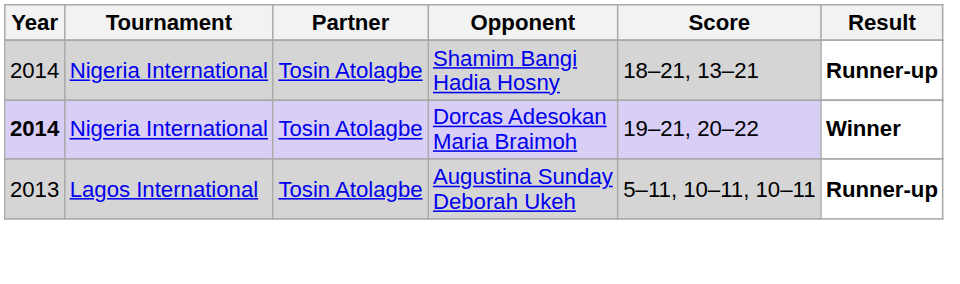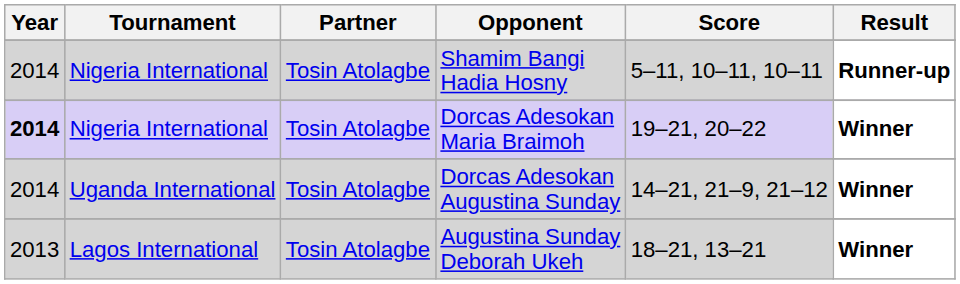(691, 70) 18–21, 13–21 -> (727, 70) 5–11, 10–11, 10–11
+ row: (530, 189)
(719, 189) 5–11, 10–11, 10–11 -> (698, 249) 18–21, 13–21
(882, 189) Runner-up -> (876, 249) Winner
